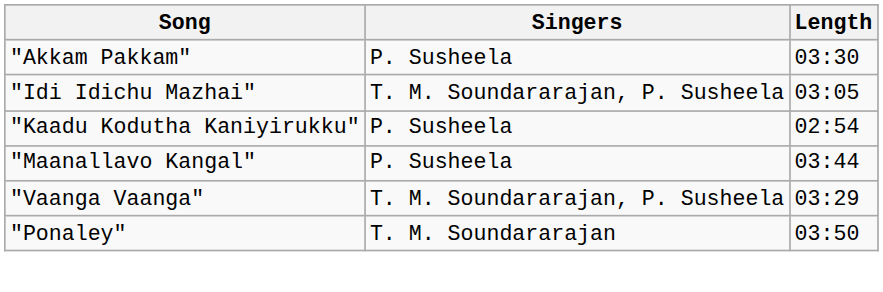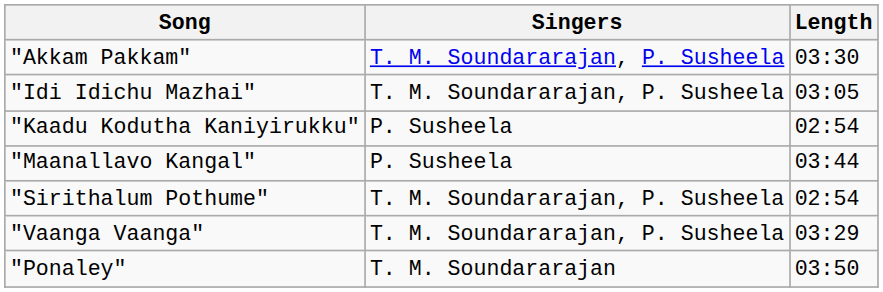(441, 58) P. Susheela -> (577, 58) T. M. Soundararajan, P. Susheela
+ row: (139, 198)
